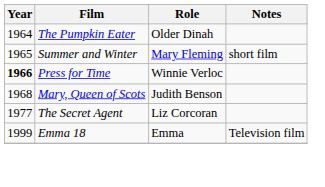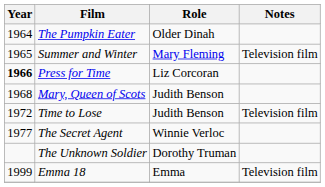(253, 53) short film -> (280, 53) Television film
(187, 73) Winnie Verloc -> (186, 73) Liz Corcoran
+ row: (70, 113)
(184, 113) Liz Corcoran -> (188, 133) Winnie Verloc
+ row: (92, 152)
